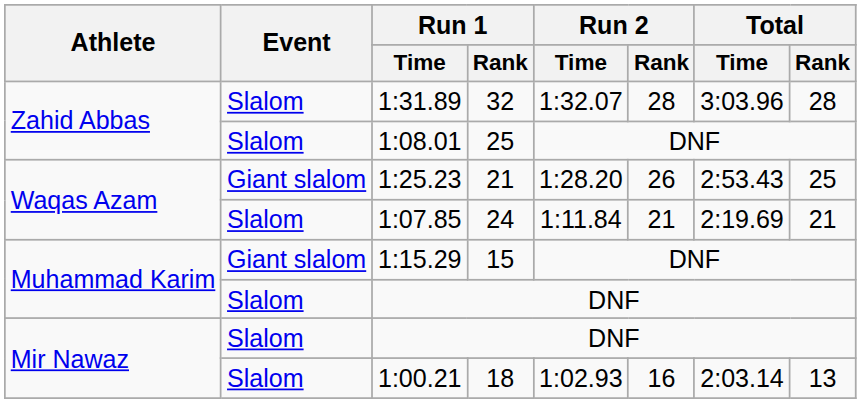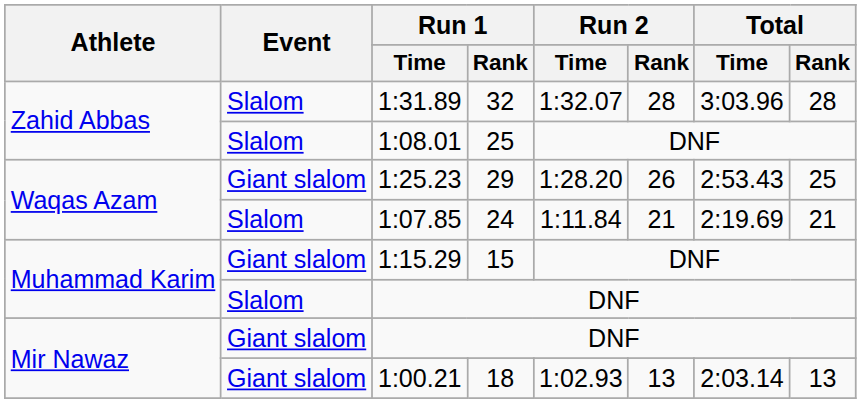(500, 181) 21 -> (500, 181) 29
(265, 339) Slalom -> (297, 339) Giant slalom
(265, 379) Slalom -> (297, 379) Giant slalom
(661, 379) 16 -> (661, 379) 13
